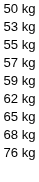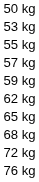+ row: (20, 153)
